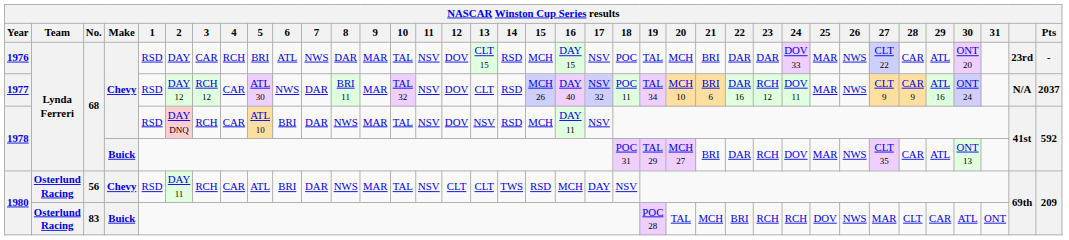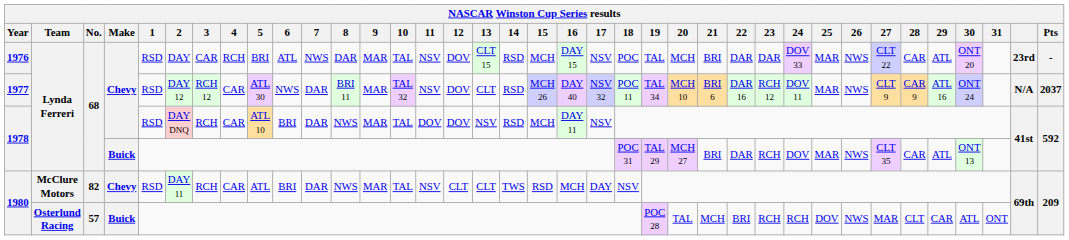(429, 122) NSV -> (430, 122) DOV
(57, 186) Osterlund Racing -> (57, 186) McClure Motors
(94, 186) 56 -> (94, 186) 82
(94, 219) 83 -> (94, 219) 57
